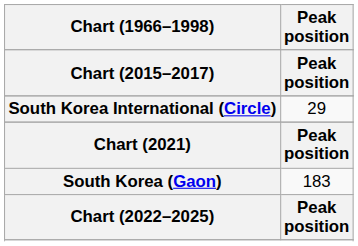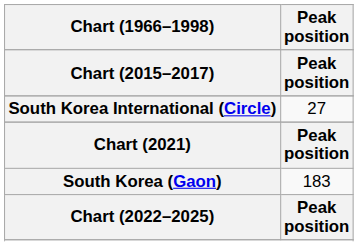(317, 108) 29 -> (317, 108) 27
